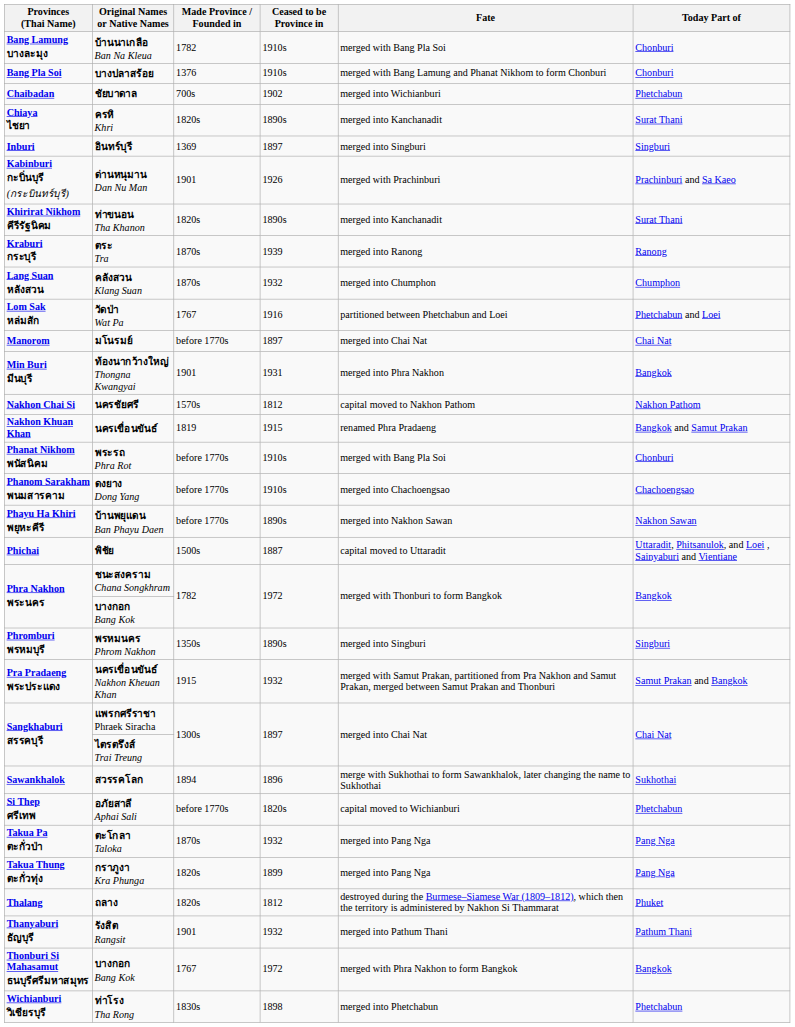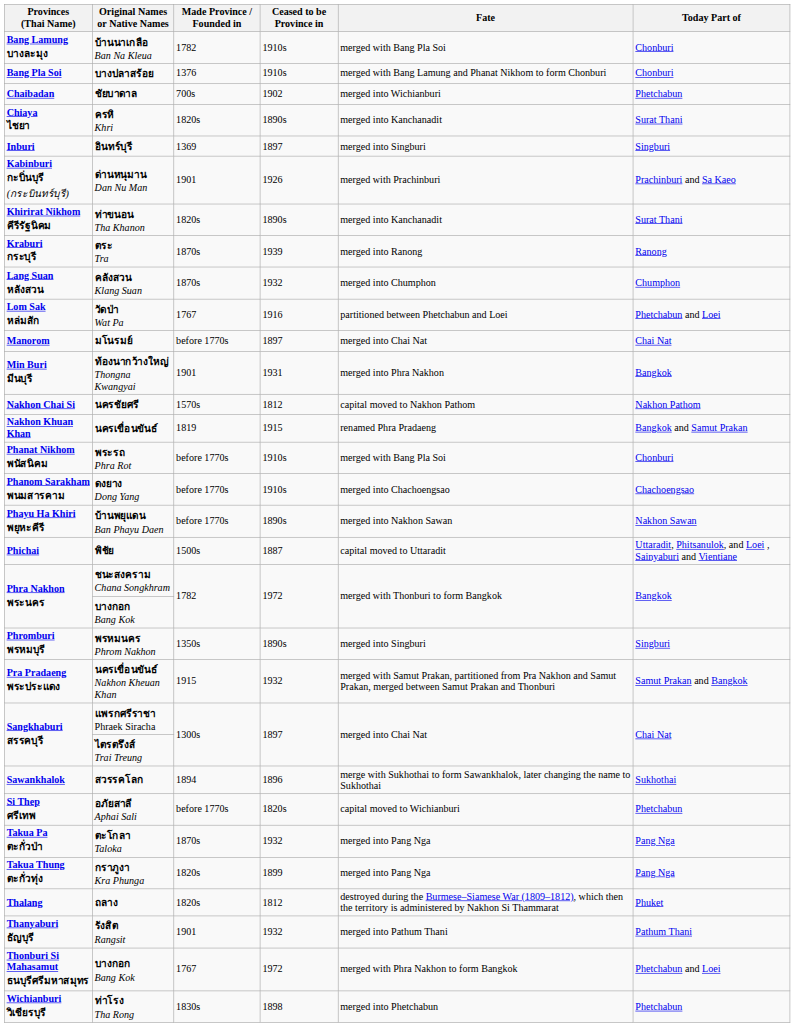(654, 969) Bangkok -> (678, 969) Phetchabun and Loei
